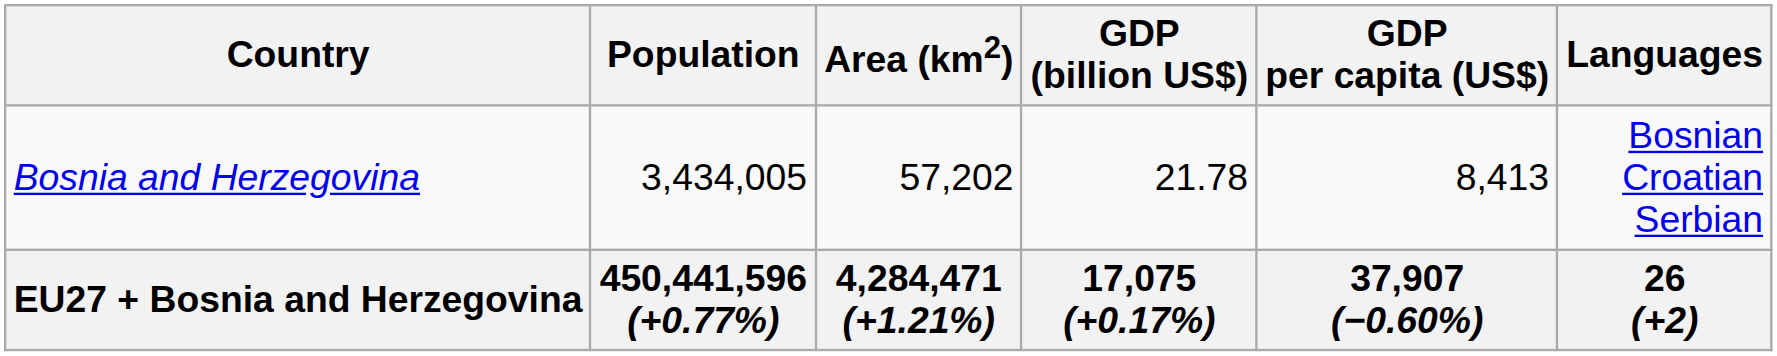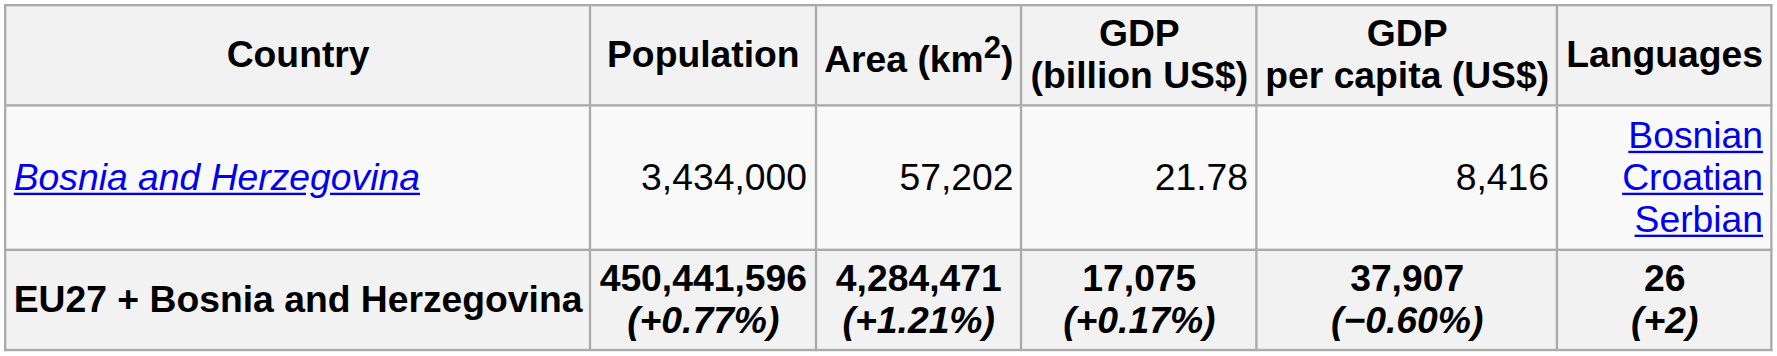(724, 177) 3,434,005 -> (724, 177) 3,434,000
(1502, 177) 8,413 -> (1502, 177) 8,416
